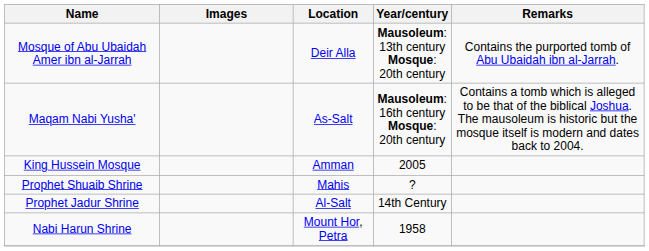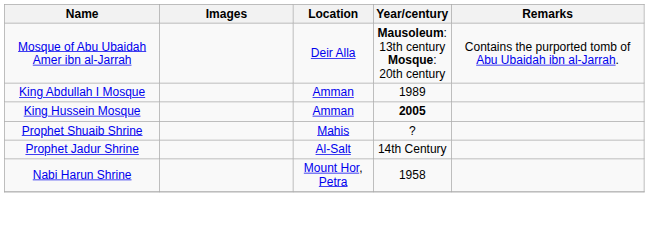- row: (82, 119)
+ row: (82, 92)
(412, 165) normal -> (412, 111) bold
